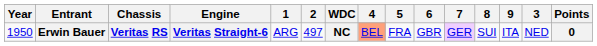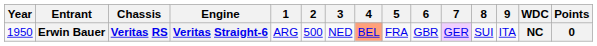columns swapped: (537, 14) <-> (342, 14)
(313, 32) 497 -> (313, 32) 500
